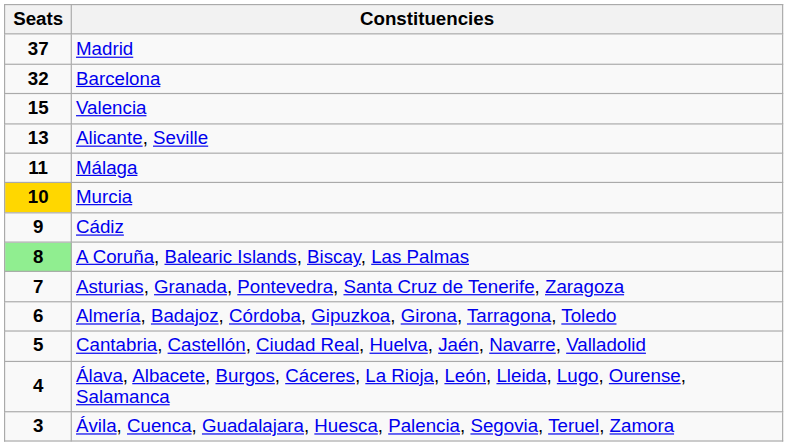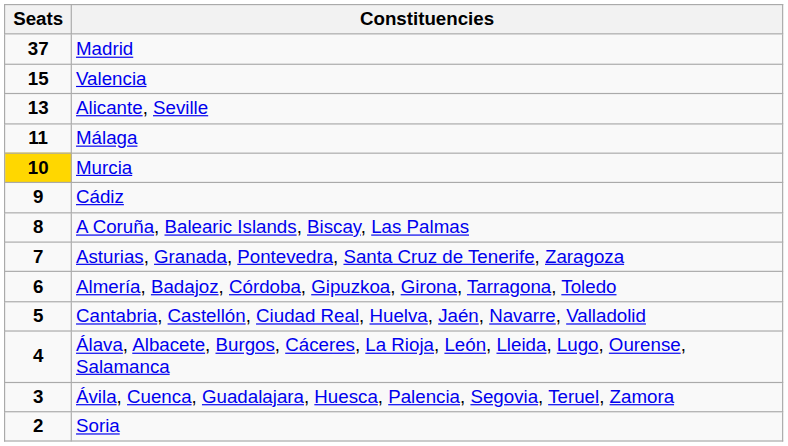- row: (118, 78)
(38, 256) lightgreen background -> (38, 227) no background
+ row: (98, 426)
